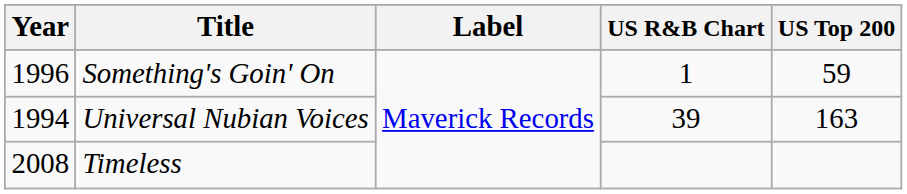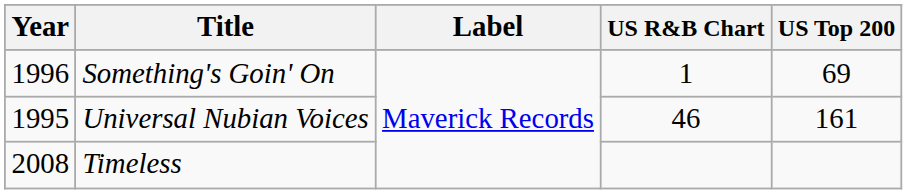(836, 73) 59 -> (836, 73) 69
(40, 118) 1994 -> (40, 118) 1995
(686, 118) 39 -> (686, 118) 46
(836, 118) 163 -> (836, 118) 161
